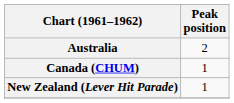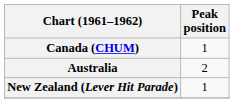rows swapped: (93, 48) <-> (93, 68)
